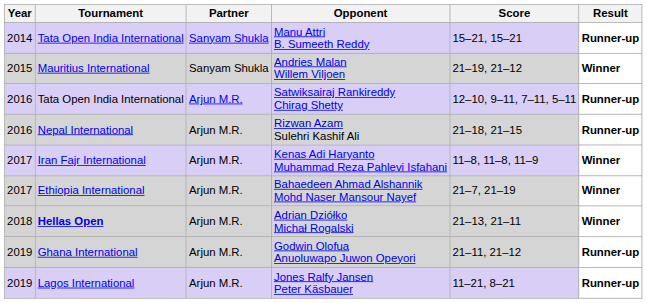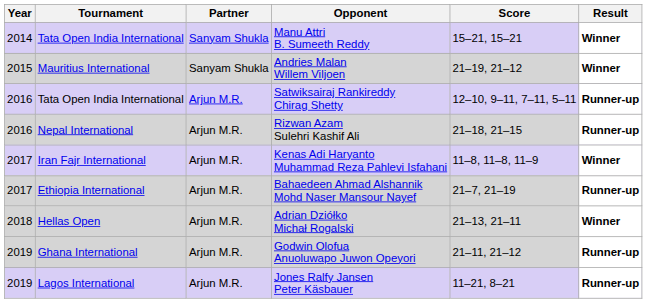(610, 38) Runner-up -> (601, 38) Winner
(601, 191) Winner -> (610, 191) Runner-up
(71, 222) bold -> (69, 222) normal
